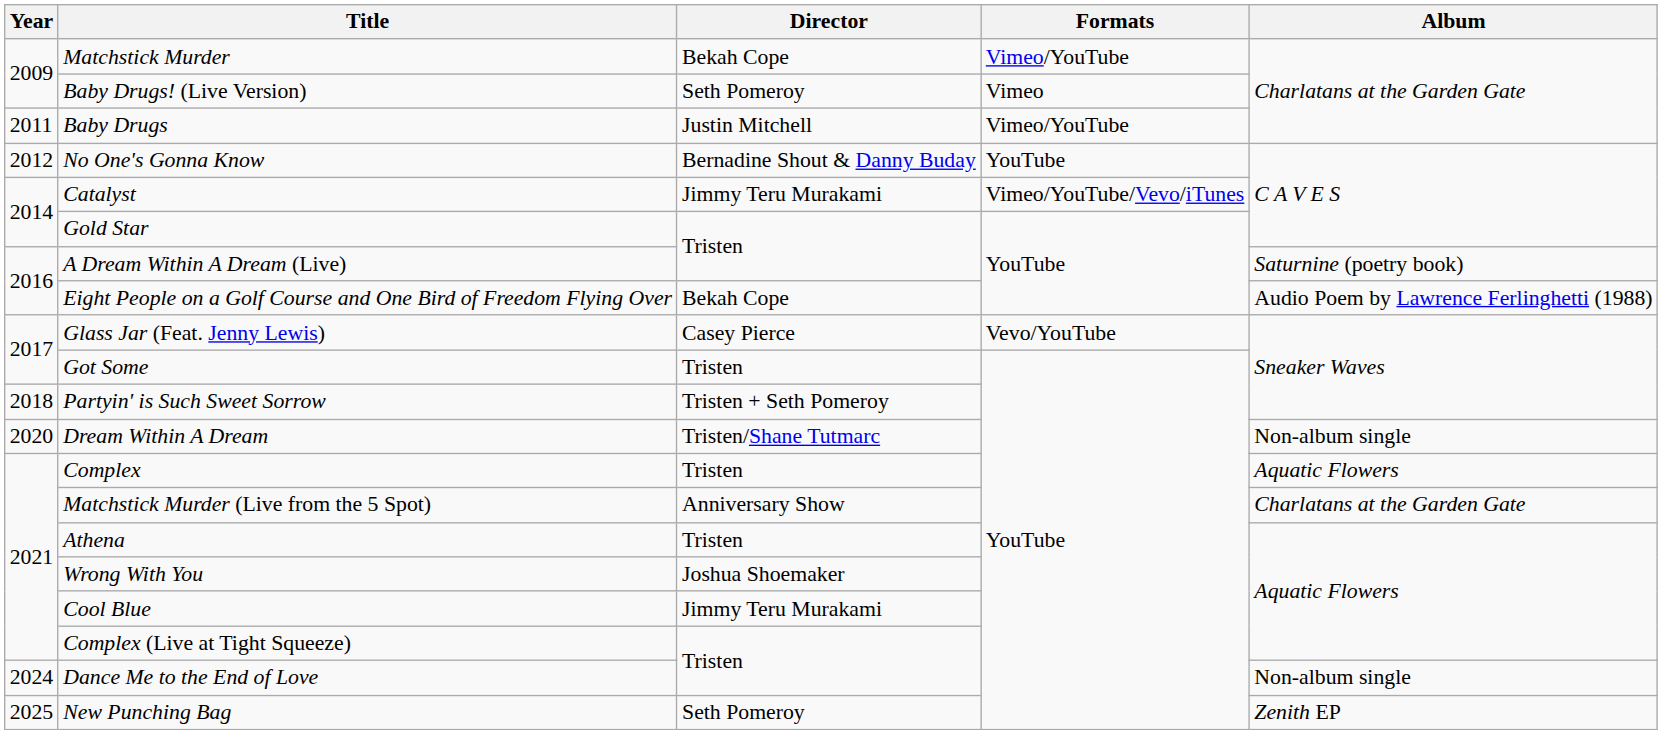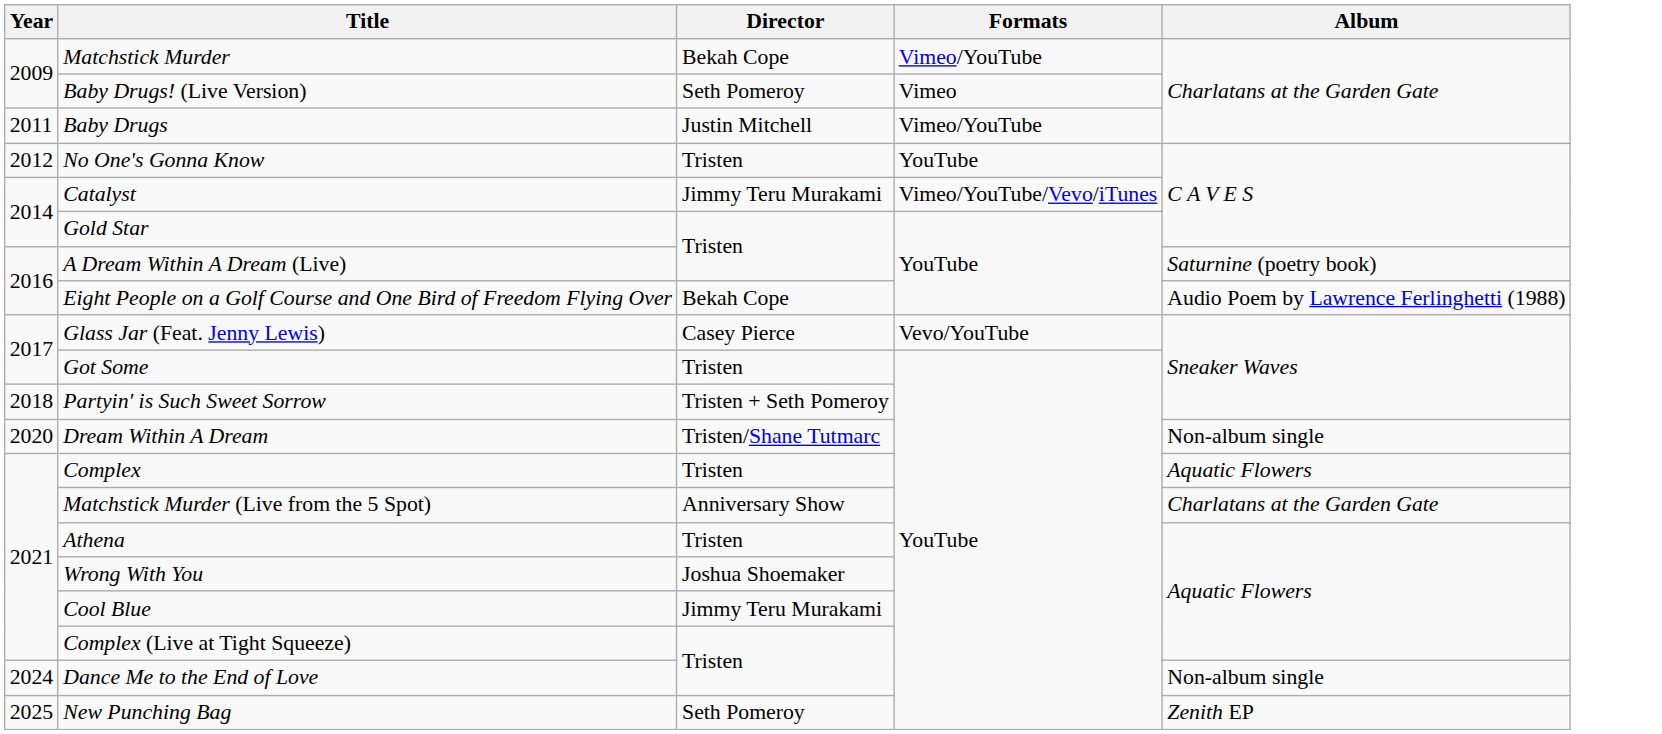(829, 159) Bernadine Shout & Danny Buday -> (712, 159) Tristen
